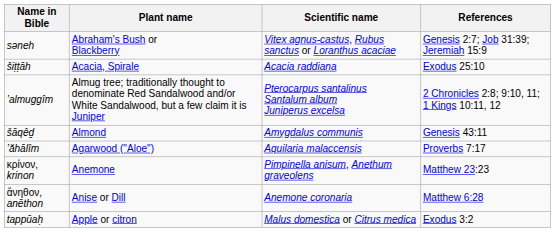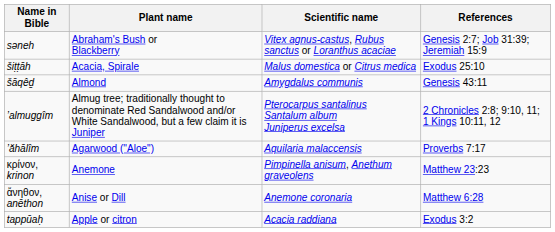(300, 67) Acacia raddiana -> (340, 67) Malus domestica or Citrus medica
rows swapped: (30, 100) <-> (20, 133)
(340, 219) Malus domestica or Citrus medica -> (300, 219) Acacia raddiana
